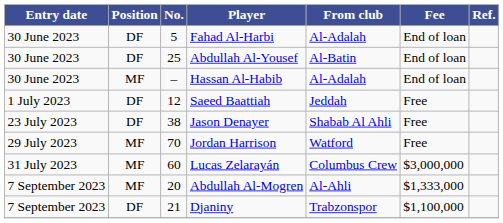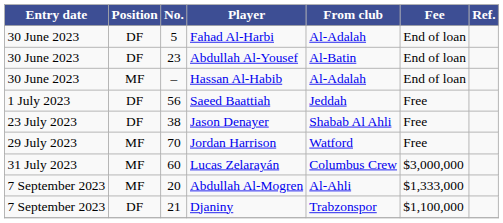(174, 57) 25 -> (174, 57) 23
(174, 100) 12 -> (174, 100) 56
